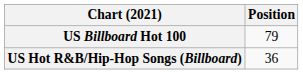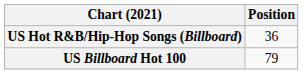rows swapped: (125, 36) <-> (125, 58)
